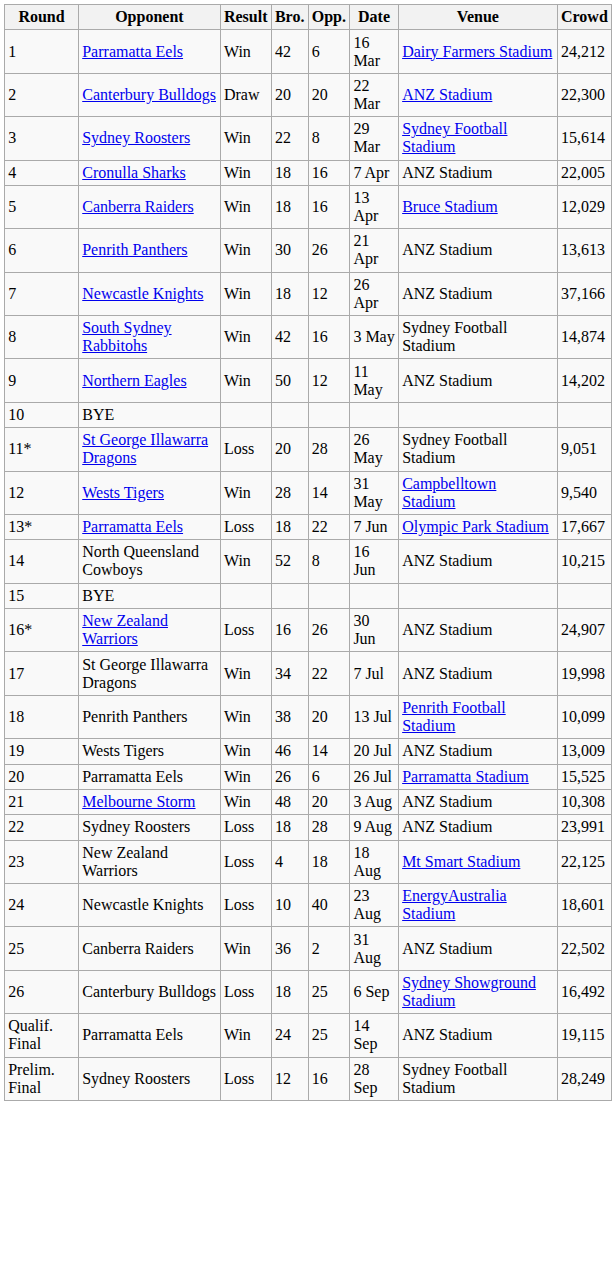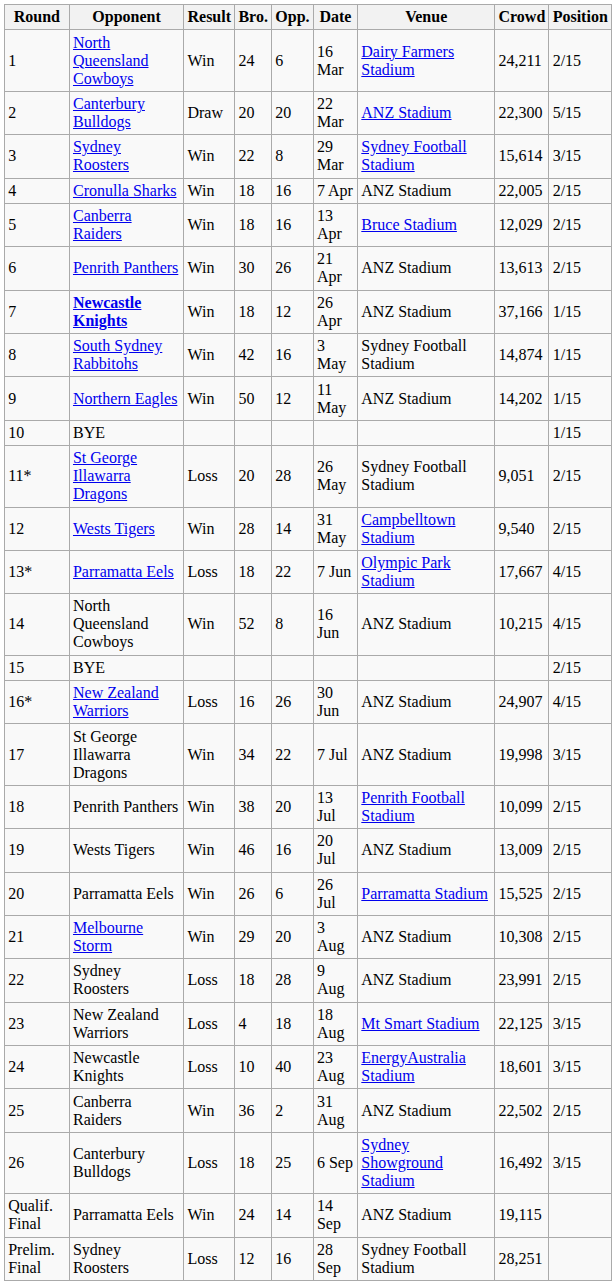+ column: (580, 17)
(133, 51) Parramatta Eels -> (111, 60) North Queensland Cowboys
(283, 51) 42 -> (246, 60) 24
(583, 51) 24,212 -> (520, 60) 24,211
(143, 293) normal -> (107, 311) bold
(320, 751) 14 -> (283, 850) 16
(283, 802) 48 -> (246, 937) 29
(320, 1035) 25 -> (283, 1215) 14
(583, 1078) 28,249 -> (520, 1258) 28,251
